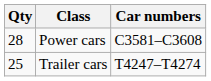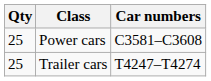(15, 40) 28 -> (15, 40) 25
